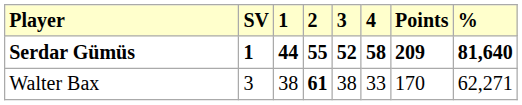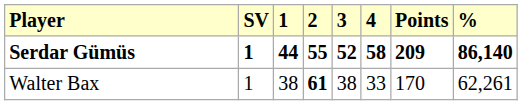(485, 52) 81,640 -> (485, 52) 86,140
(248, 83) 3 -> (248, 83) 1
(485, 83) 62,271 -> (485, 83) 62,261
